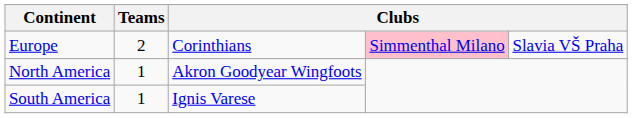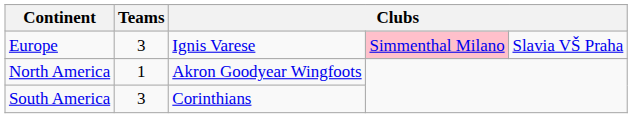(141, 44) 2 -> (141, 44) 3
(212, 44) Corinthians -> (214, 44) Ignis Varese
(141, 98) 1 -> (141, 98) 3
(214, 98) Ignis Varese -> (212, 98) Corinthians
